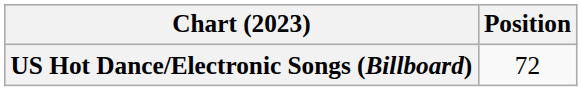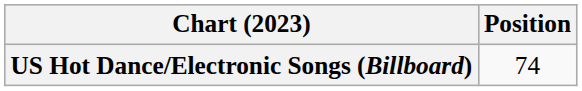(527, 64) 72 -> (527, 64) 74
